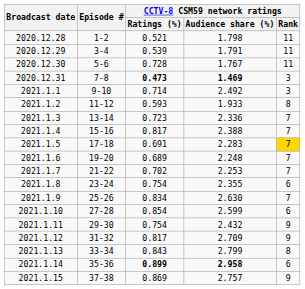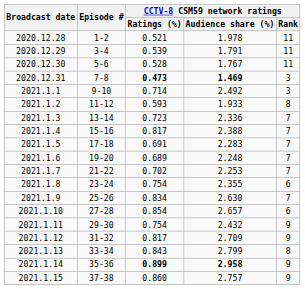(230, 38) 1.798 -> (230, 38) 1.978
(155, 64) 0.728 -> (155, 64) 0.528
(288, 144) gold background -> (288, 144) no background
(230, 211) 2.599 -> (230, 211) 2.657
(288, 265) 6 -> (288, 265) 9
(155, 278) 0.869 -> (155, 278) 0.860
